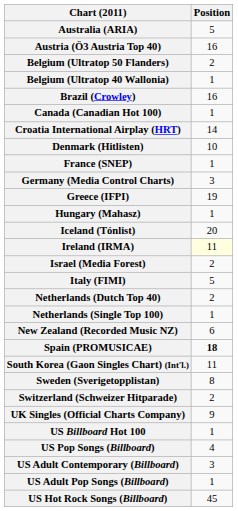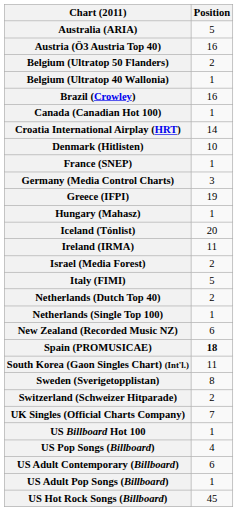(212, 247) lightyellow background -> (212, 247) no background
(212, 414) 9 -> (212, 414) 7
(212, 465) 3 -> (212, 465) 6
